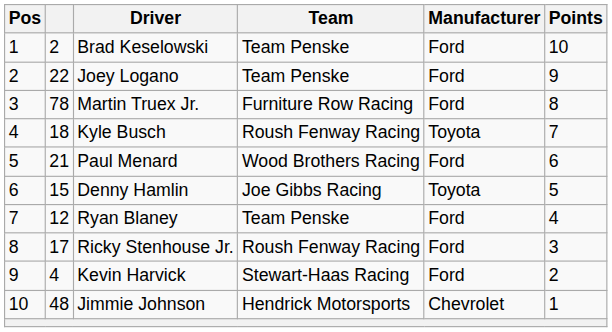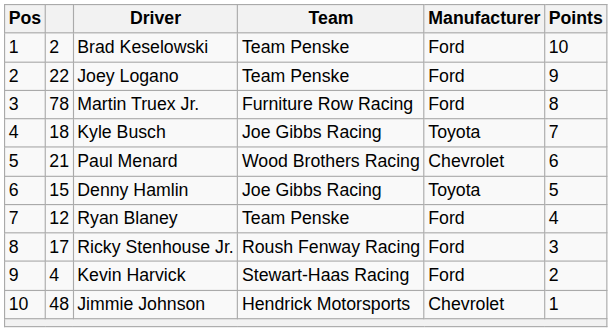(331, 132) Roush Fenway Racing -> (312, 132) Joe Gibbs Racing
(447, 161) Ford -> (466, 161) Chevrolet
